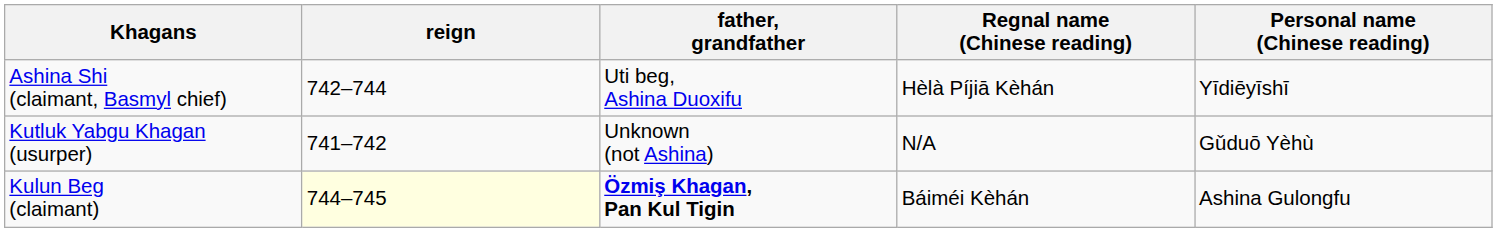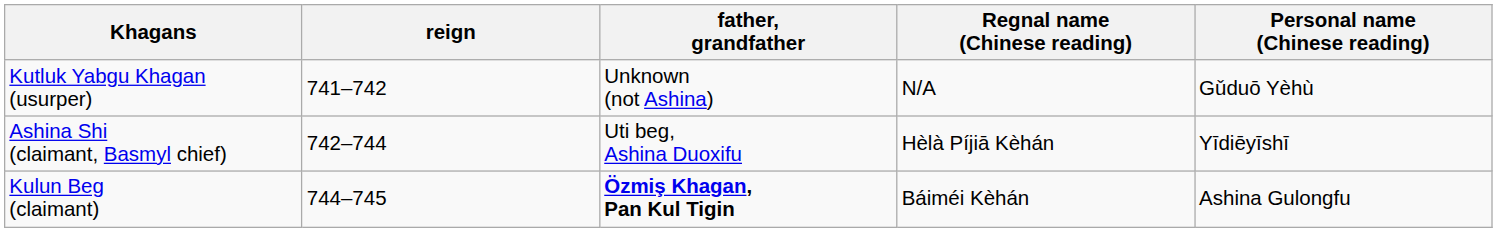rows swapped: (107, 143) <-> (118, 87)
(347, 198) lightyellow background -> (347, 198) no background
